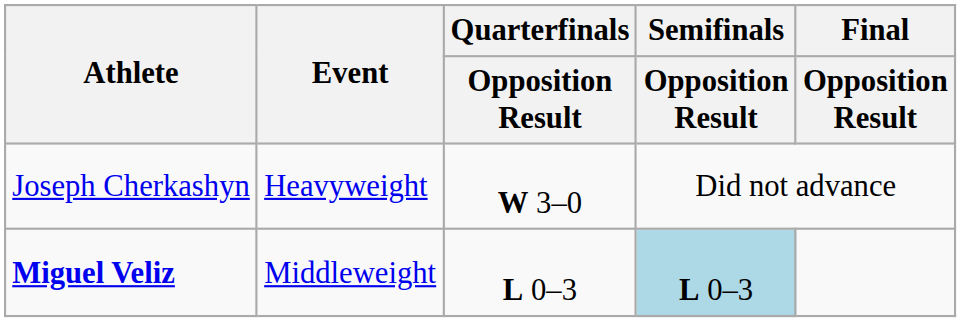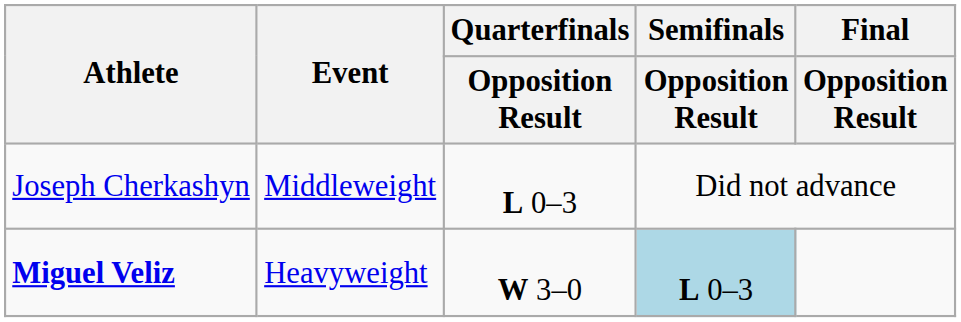(346, 185) Heavyweight -> (350, 185) Middleweight
(540, 203) W 3–0 -> (540, 203) L 0–3
(350, 272) Middleweight -> (346, 272) Heavyweight
(540, 290) L 0–3 -> (540, 290) W 3–0
